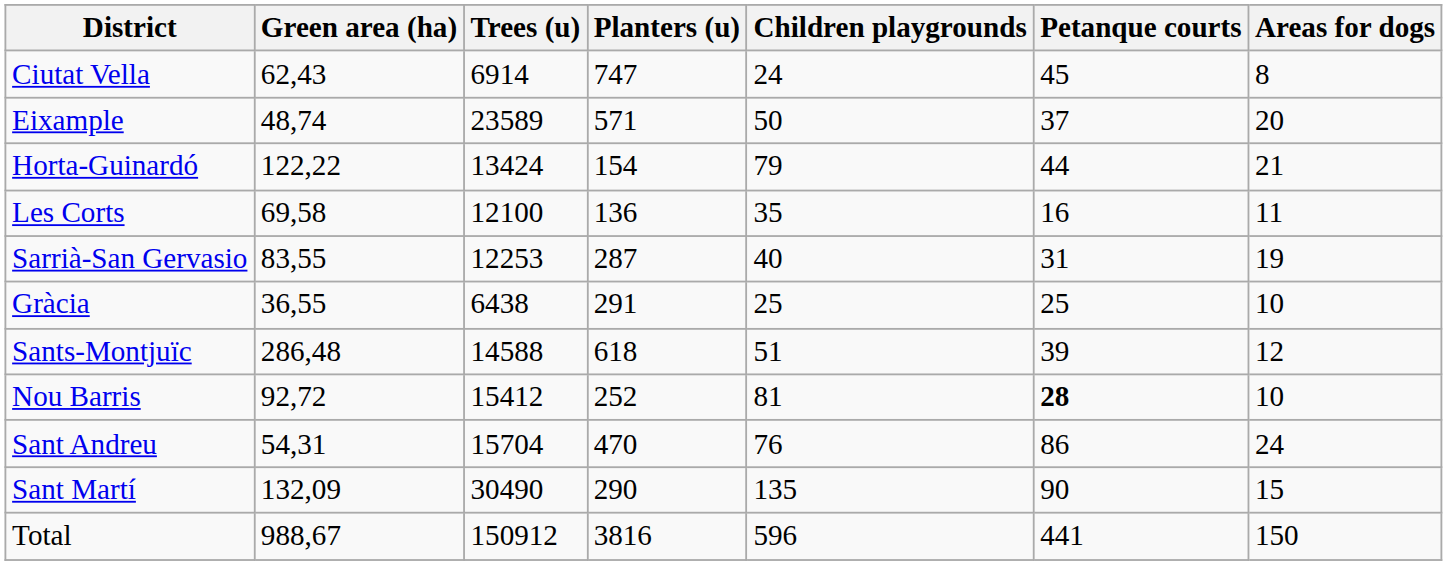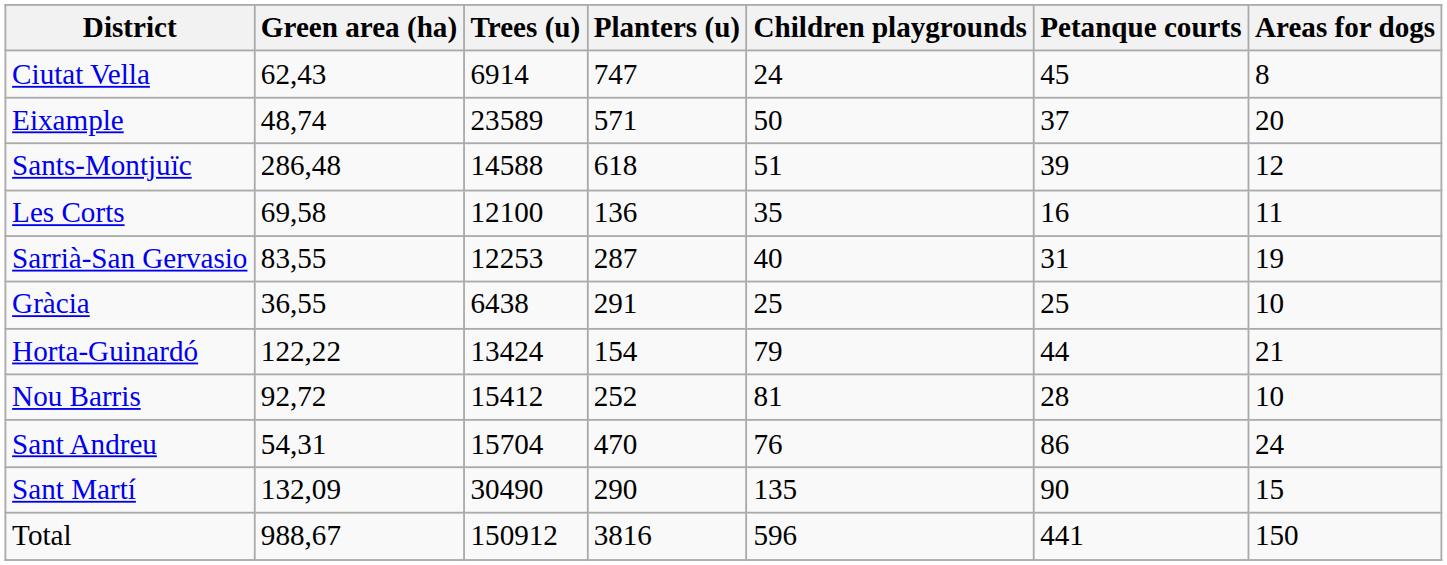rows swapped: (102, 350) <-> (105, 166)
(1055, 397) bold -> (1055, 397) normal
